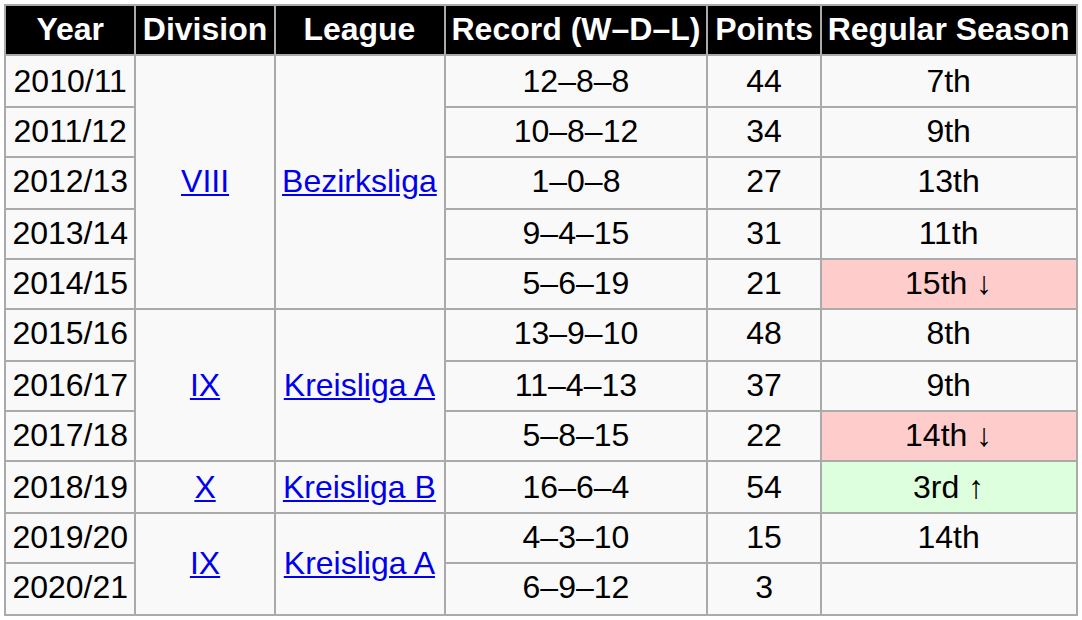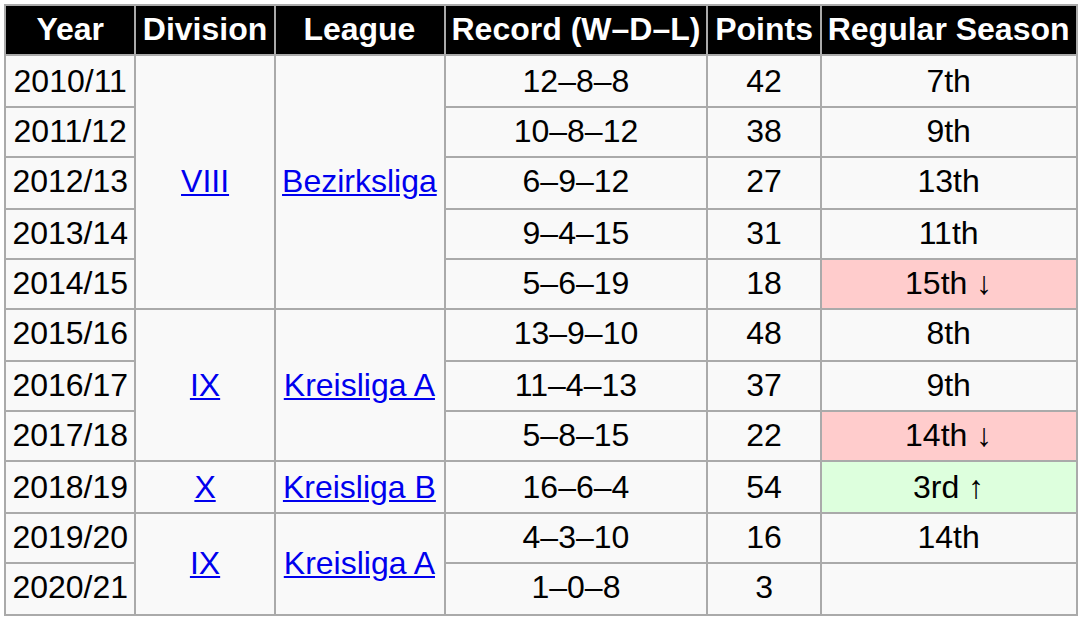(764, 80) 44 -> (764, 80) 42
(764, 131) 34 -> (764, 131) 38
(576, 182) 1–0–8 -> (576, 182) 6–9–12
(764, 283) 21 -> (764, 283) 18
(764, 537) 15 -> (764, 537) 16
(576, 588) 6–9–12 -> (576, 588) 1–0–8
